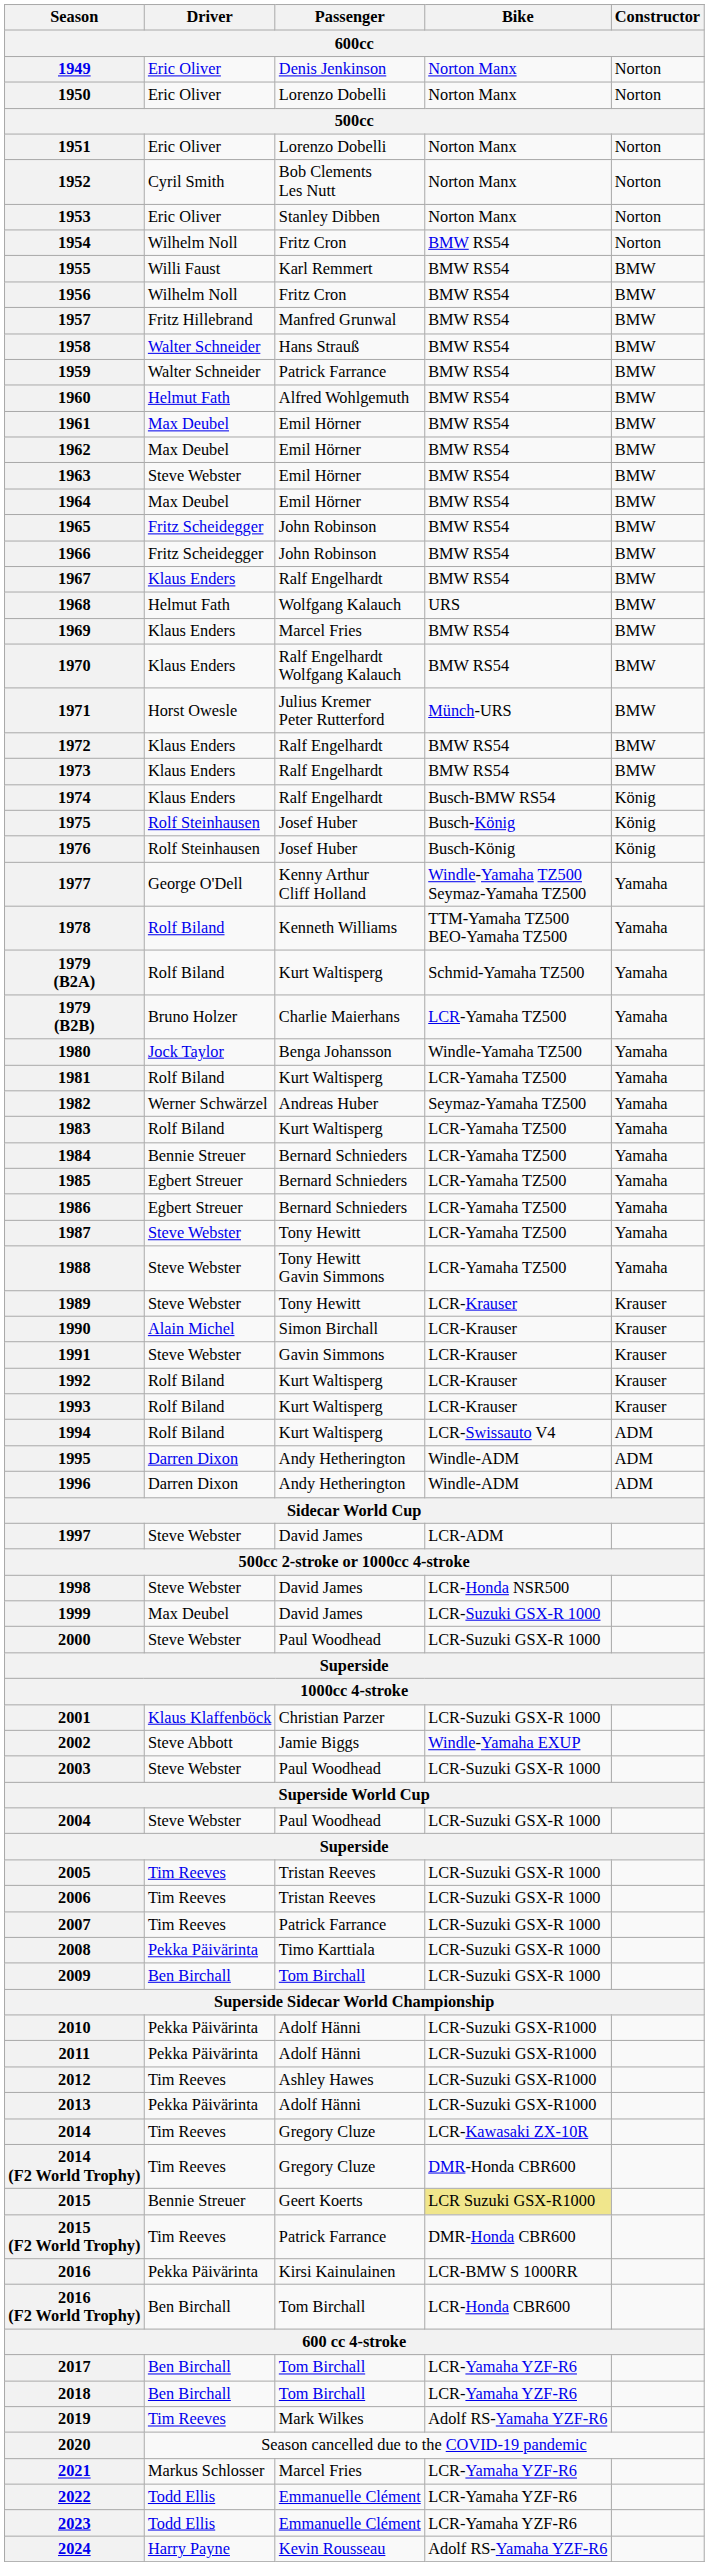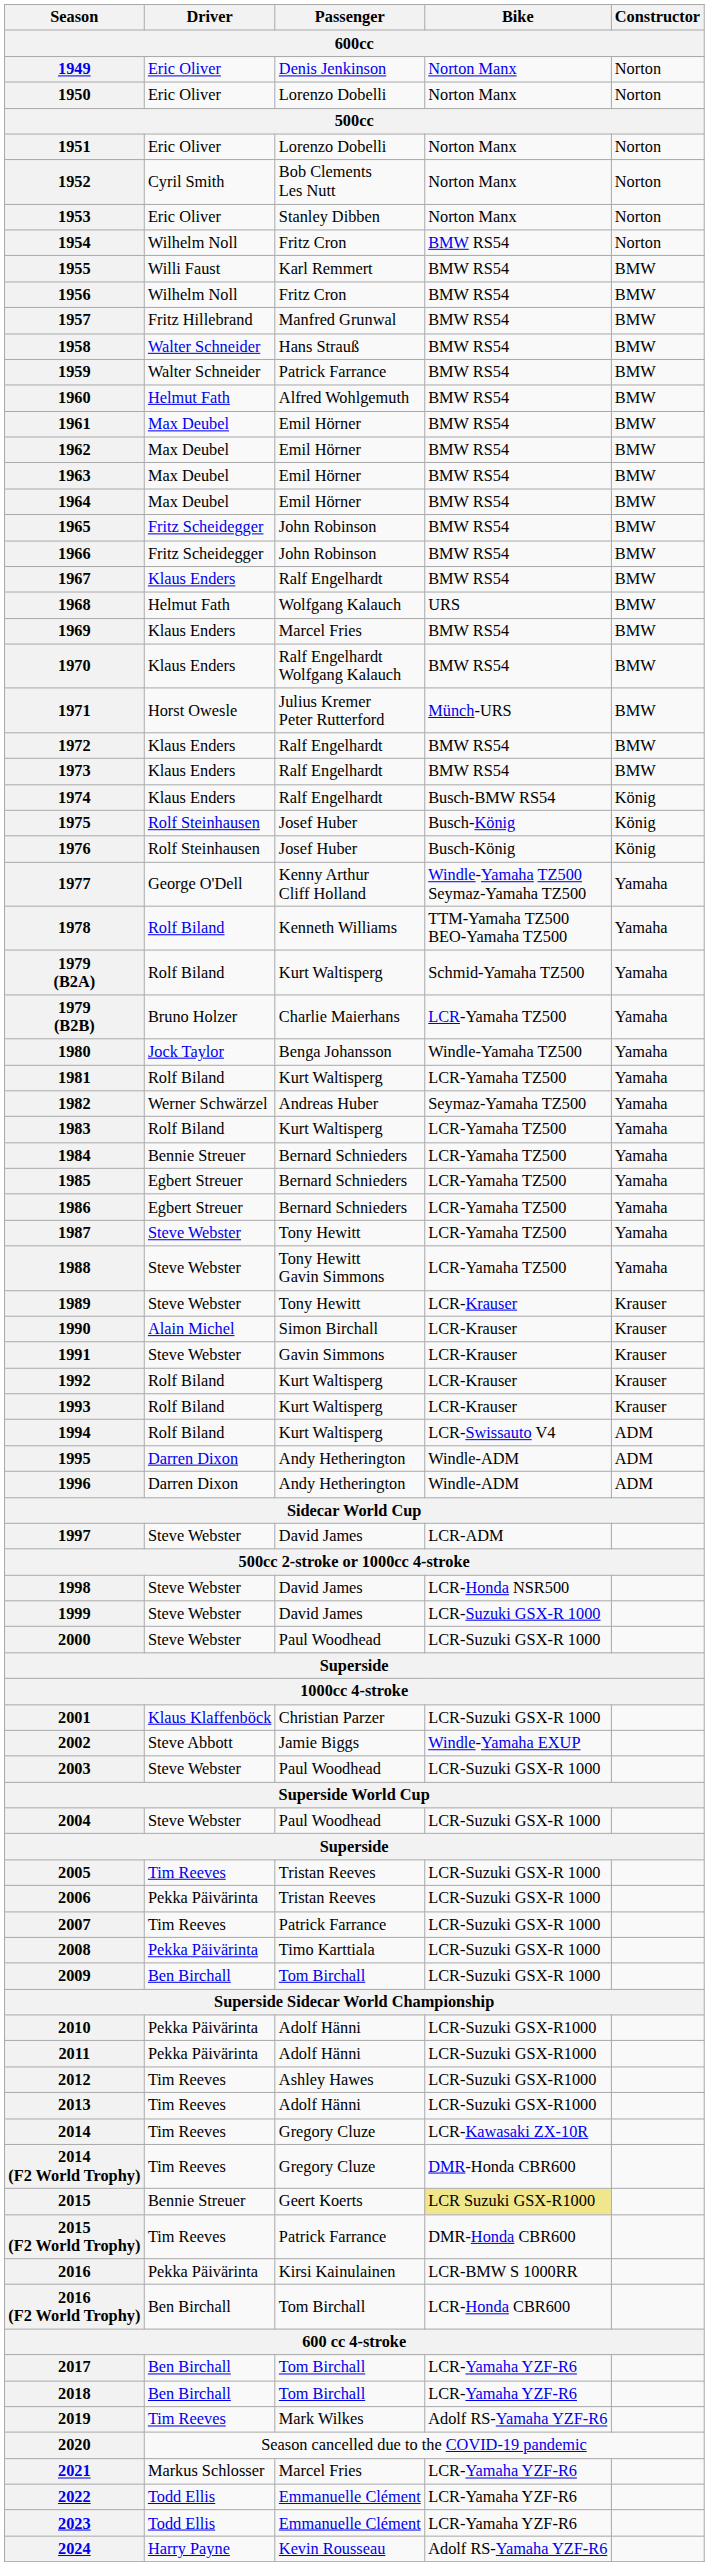(194, 475) Steve Webster -> (188, 475) Max Deubel
(188, 1613) Max Deubel -> (194, 1613) Steve Webster
(187, 1898) Tim Reeves -> (203, 1898) Pekka Päivärinta
(203, 2105) Pekka Päivärinta -> (187, 2105) Tim Reeves
